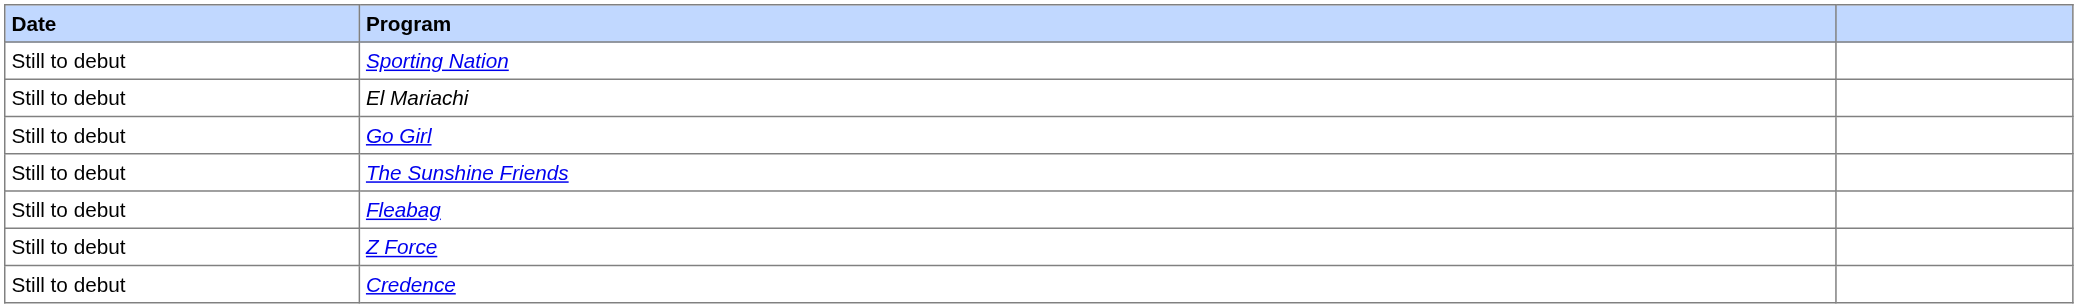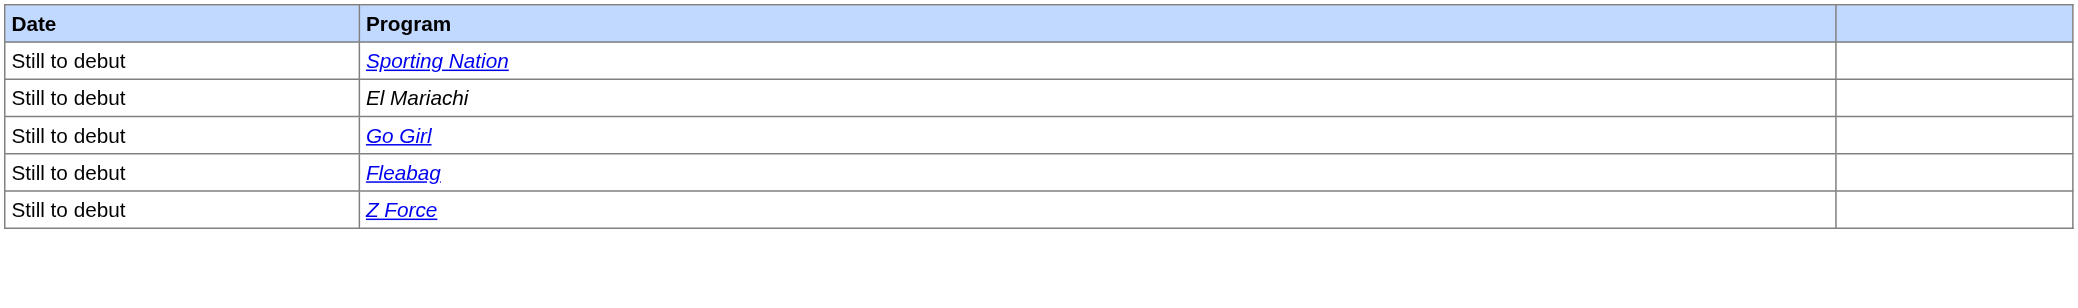- row: (467, 172)
- row: (411, 284)
